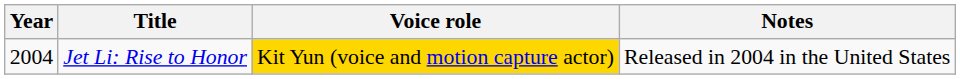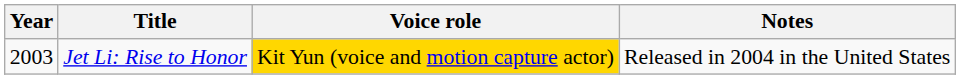(31, 56) 2004 -> (31, 56) 2003
